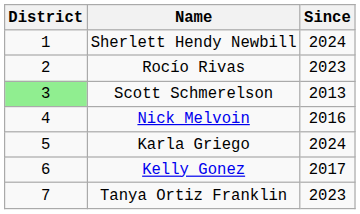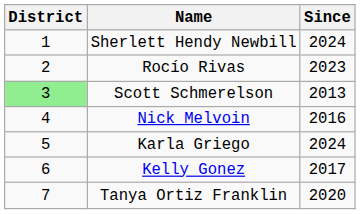(327, 195) 2023 -> (327, 195) 2020
